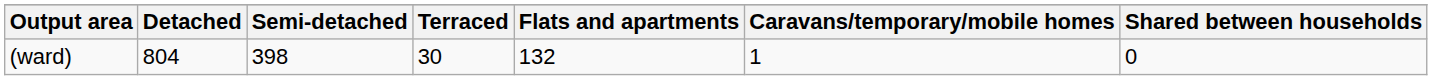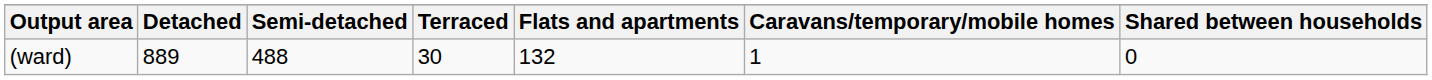(161, 56) 804 -> (161, 56) 889
(270, 56) 398 -> (270, 56) 488
